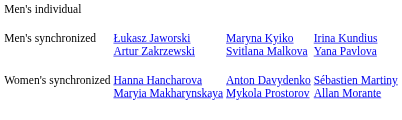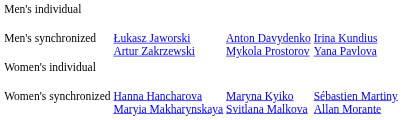(267, 45) Maryna Kyiko Svitlana Malkova -> (268, 45) Anton Davydenko Mykola Prostorov
+ row: (50, 67)
(268, 86) Anton Davydenko Mykola Prostorov -> (267, 102) Maryna Kyiko Svitlana Malkova
